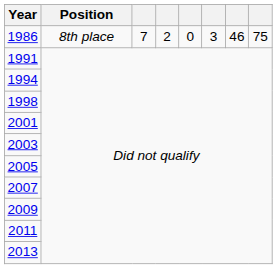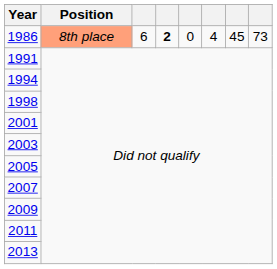(87, 36) no background -> (87, 36) lightsalmon background
(144, 36) 7 -> (144, 36) 6
(167, 36) normal -> (167, 36) bold
(214, 36) 3 -> (214, 36) 4
(237, 36) 46 -> (237, 36) 45
(260, 36) 75 -> (260, 36) 73
